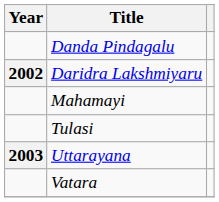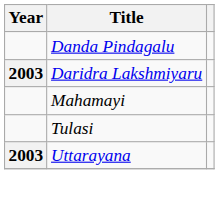(26, 73) 2002 -> (26, 73) 2003
- row: (74, 182)
